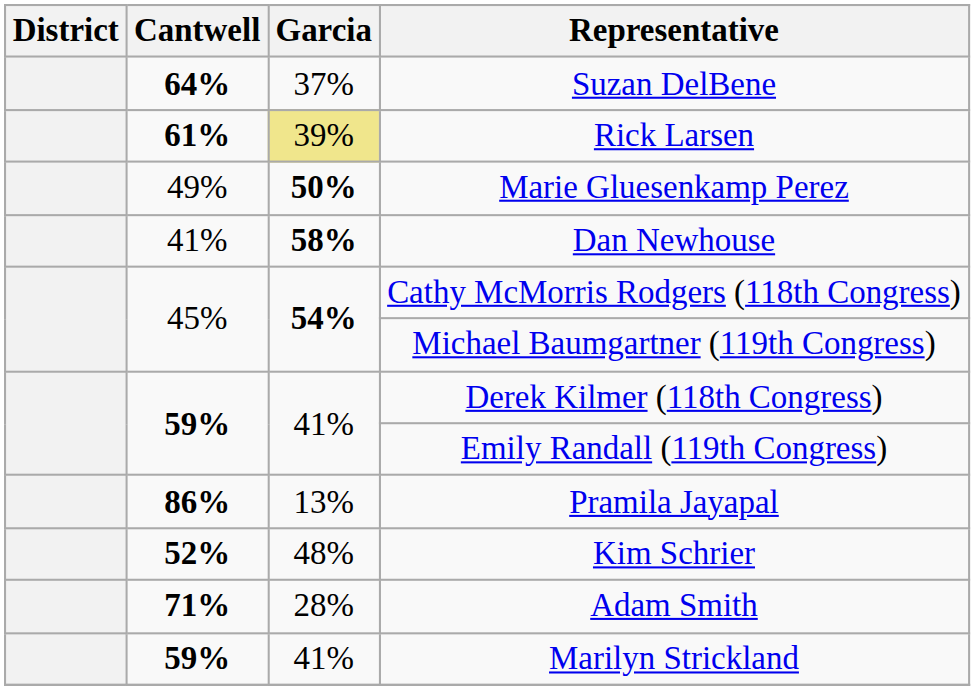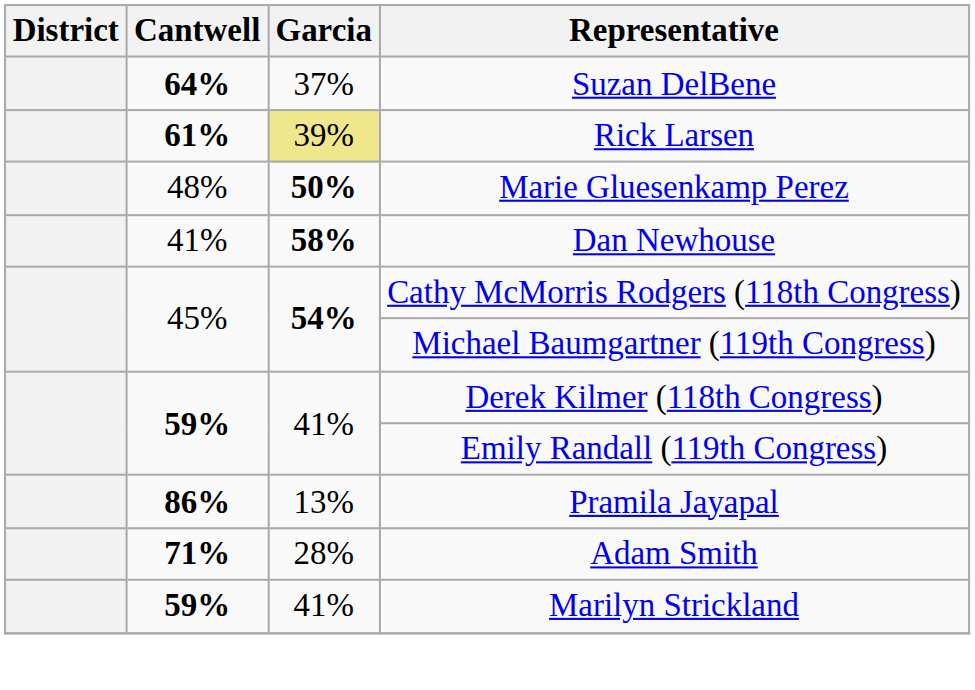(197, 187) 49% -> (197, 187) 48%
- row: (674, 553)
